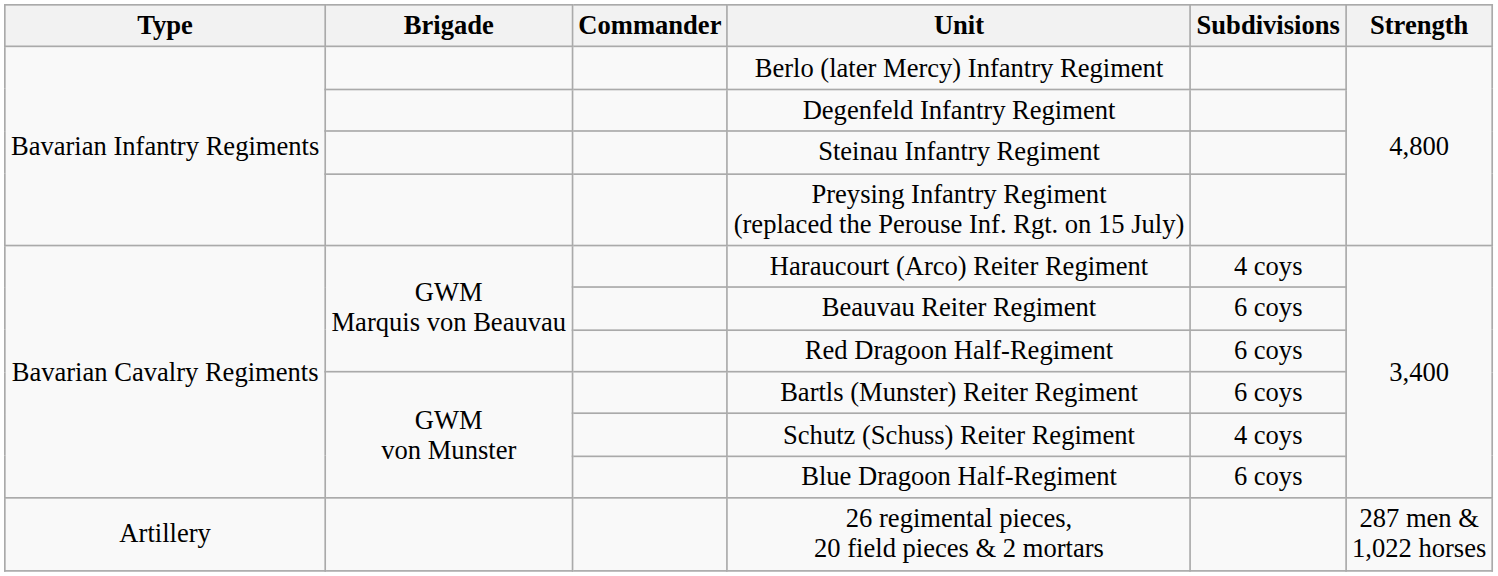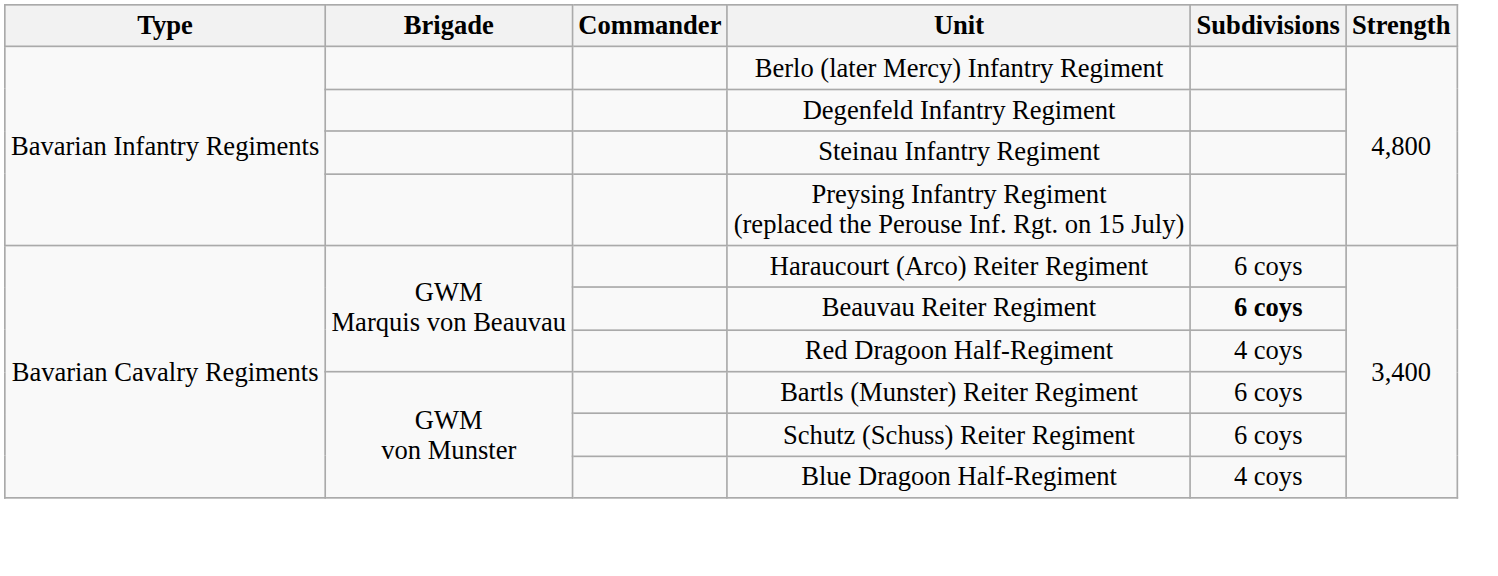(1268, 266) 4 coys -> (1268, 266) 6 coys
(1268, 308) normal -> (1268, 308) bold
(1268, 350) 6 coys -> (1268, 350) 4 coys
(1268, 434) 4 coys -> (1268, 434) 6 coys
(1268, 476) 6 coys -> (1268, 476) 4 coys
- row: (959, 533)
